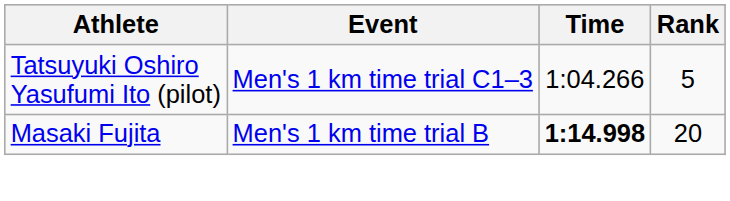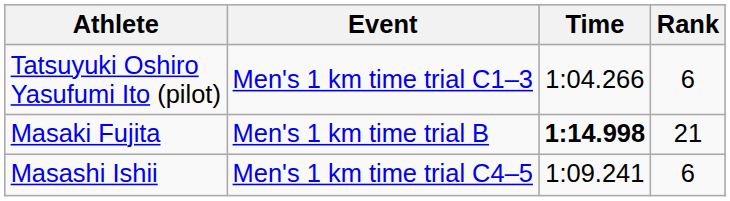(688, 79) 5 -> (688, 79) 6
(688, 133) 20 -> (688, 133) 21
+ row: (84, 174)
